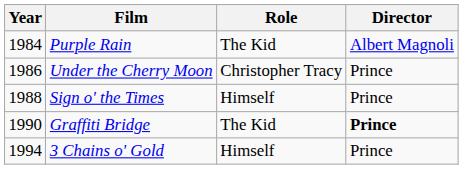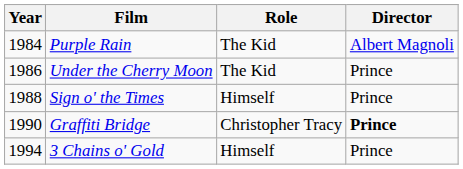(281, 71) Christopher Tracy -> (248, 71) The Kid
(248, 124) The Kid -> (281, 124) Christopher Tracy
